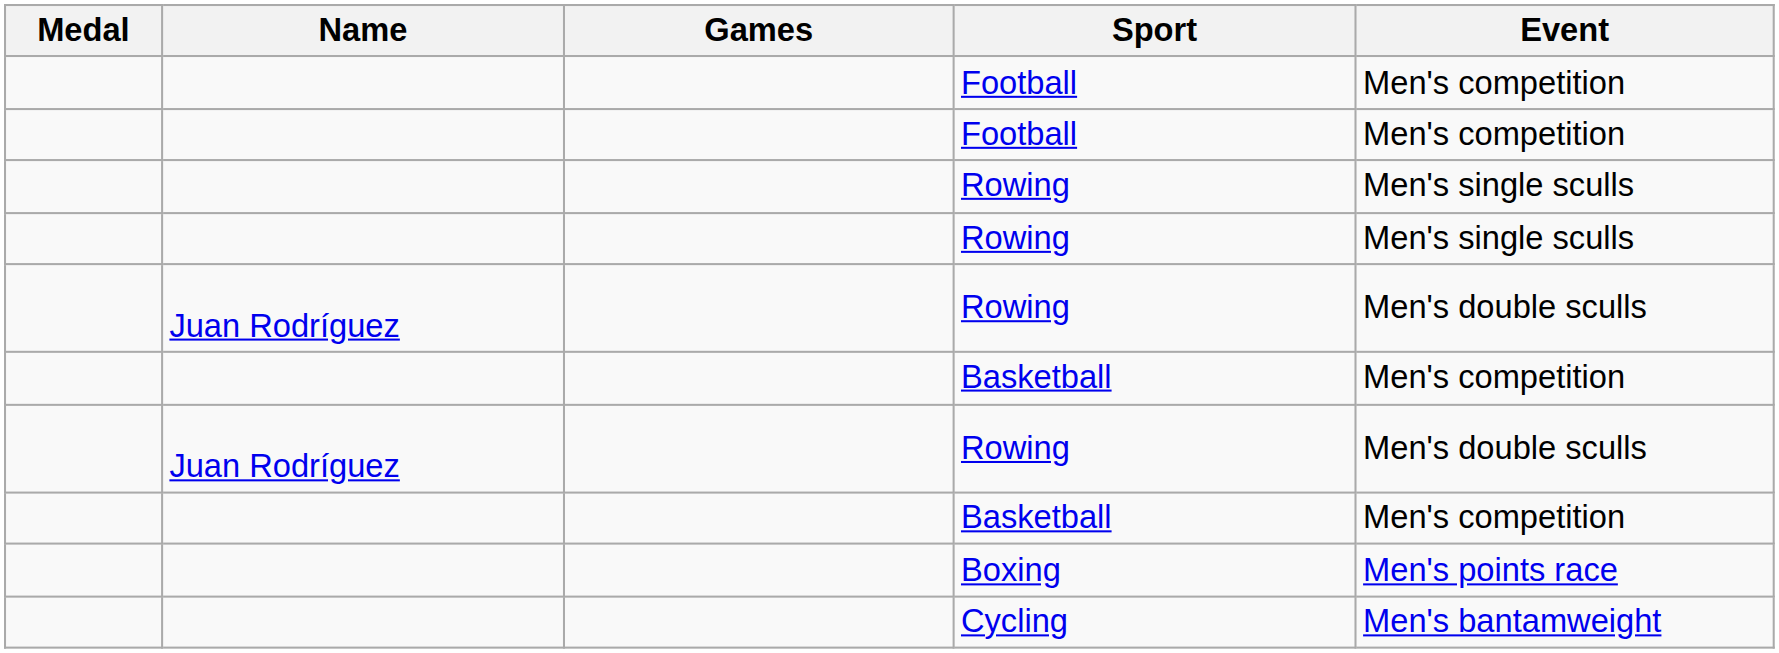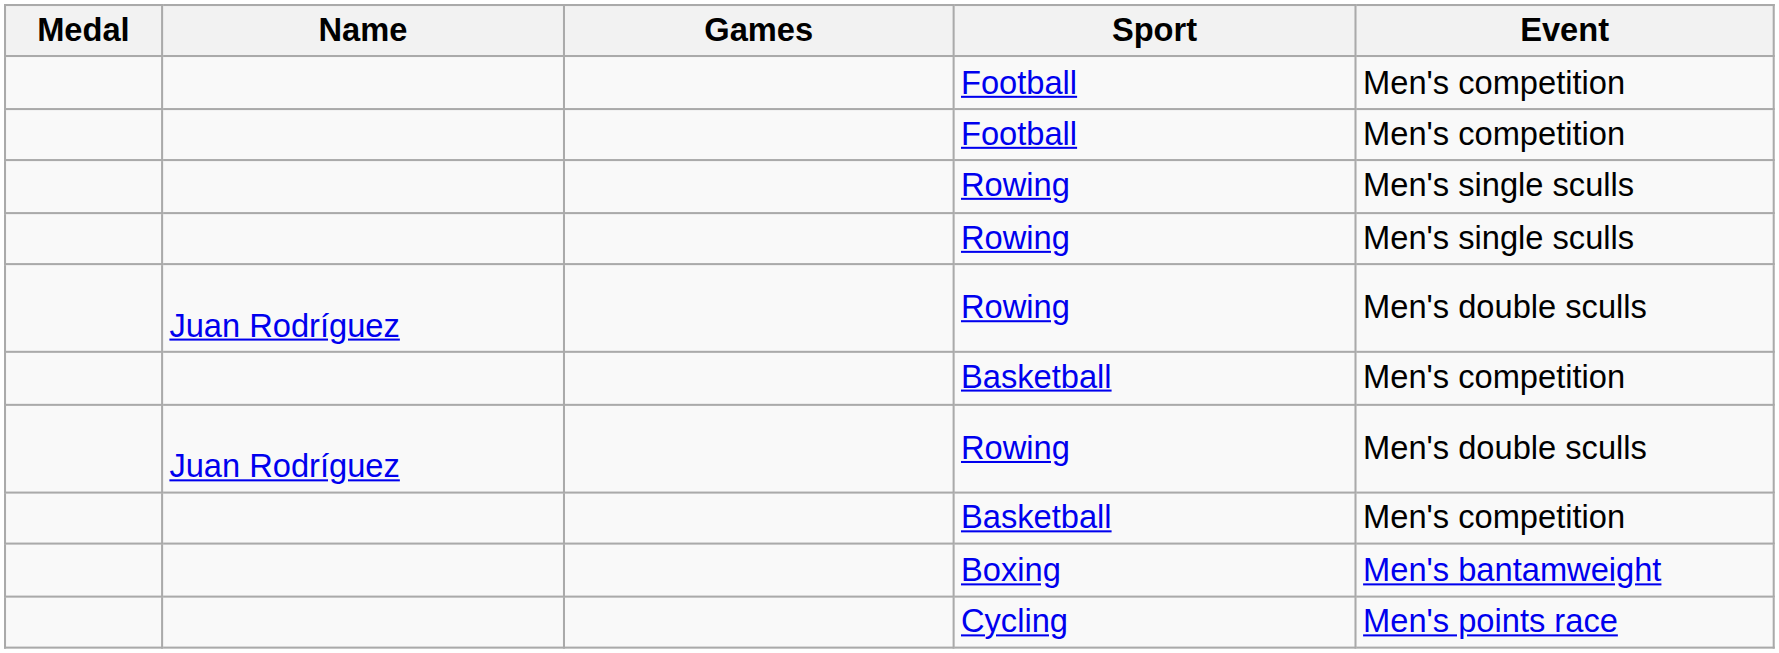(1490, 569) Men's points race -> (1512, 569) Men's bantamweight
(1512, 621) Men's bantamweight -> (1490, 621) Men's points race
